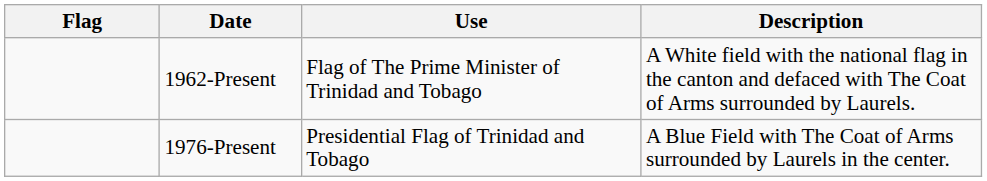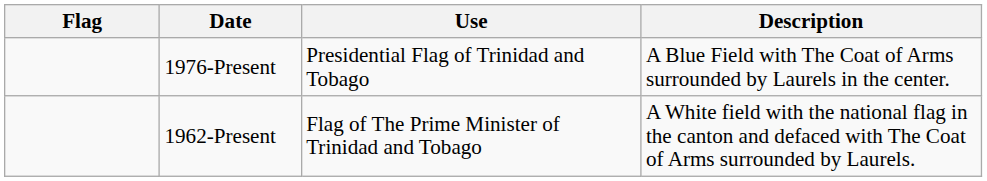rows swapped: (220, 147) <-> (220, 78)
